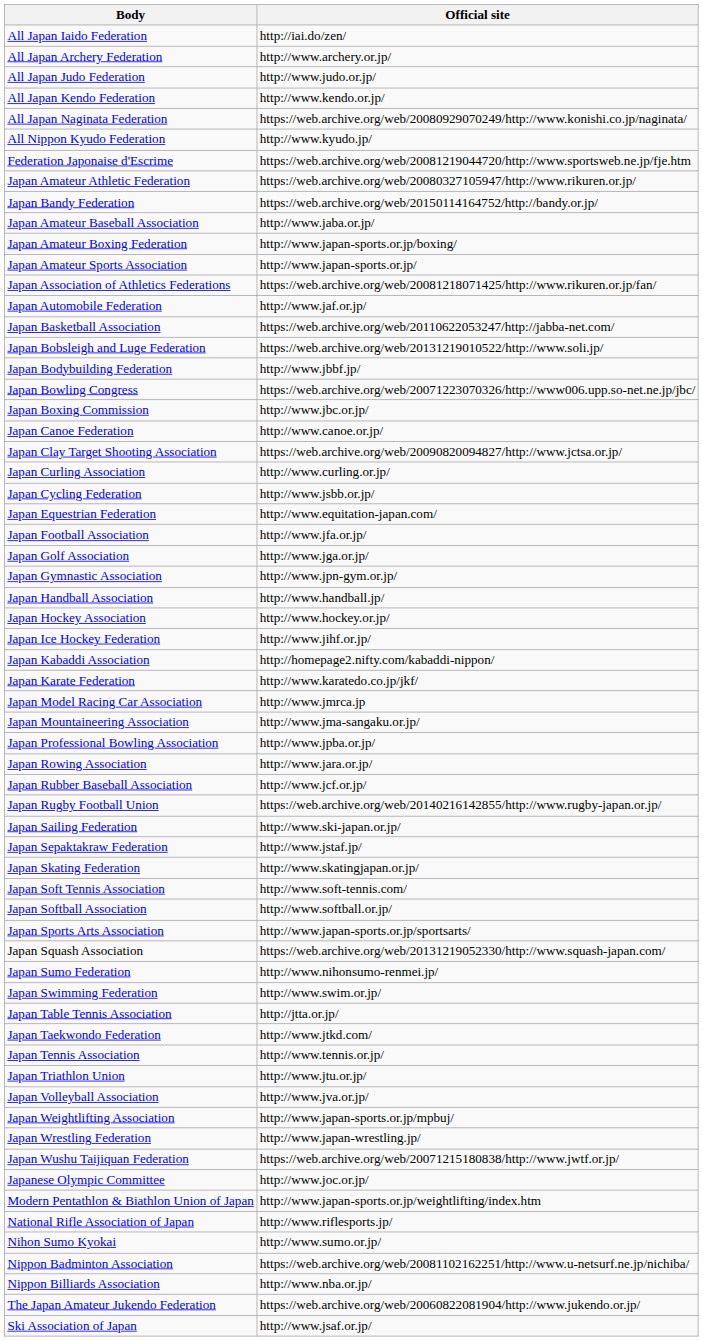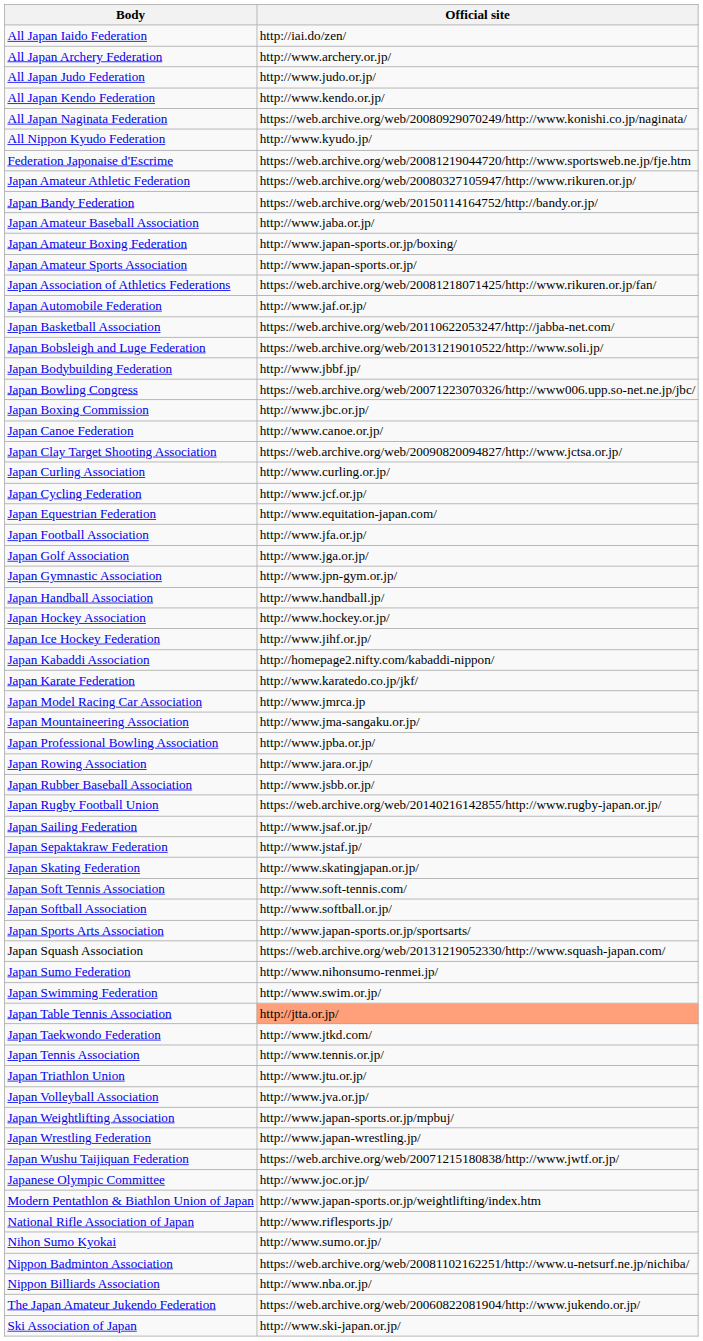(317, 493) http://www.jsbb.or.jp/ -> (313, 493) http://www.jcf.or.jp/
(313, 784) http://www.jcf.or.jp/ -> (317, 784) http://www.jsbb.or.jp/
(330, 826) http://www.ski-japan.or.jp/ -> (316, 826) http://www.jsaf.or.jp/
(299, 1013) no background -> (299, 1013) lightsalmon background
(316, 1325) http://www.jsaf.or.jp/ -> (330, 1325) http://www.ski-japan.or.jp/
